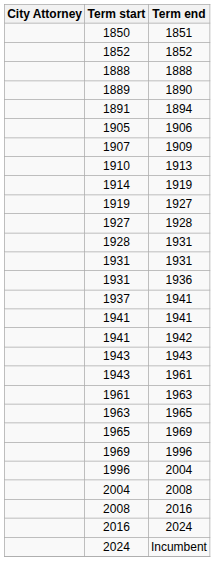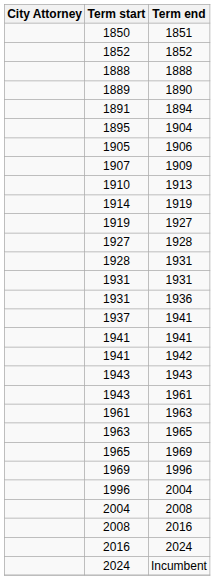+ row: (116, 128)
